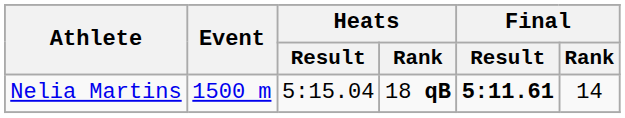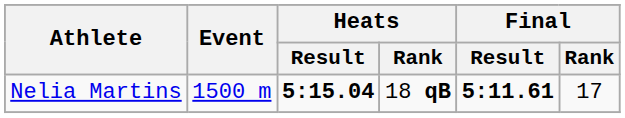(328, 93) normal -> (328, 93) bold
(589, 93) 14 -> (589, 93) 17
